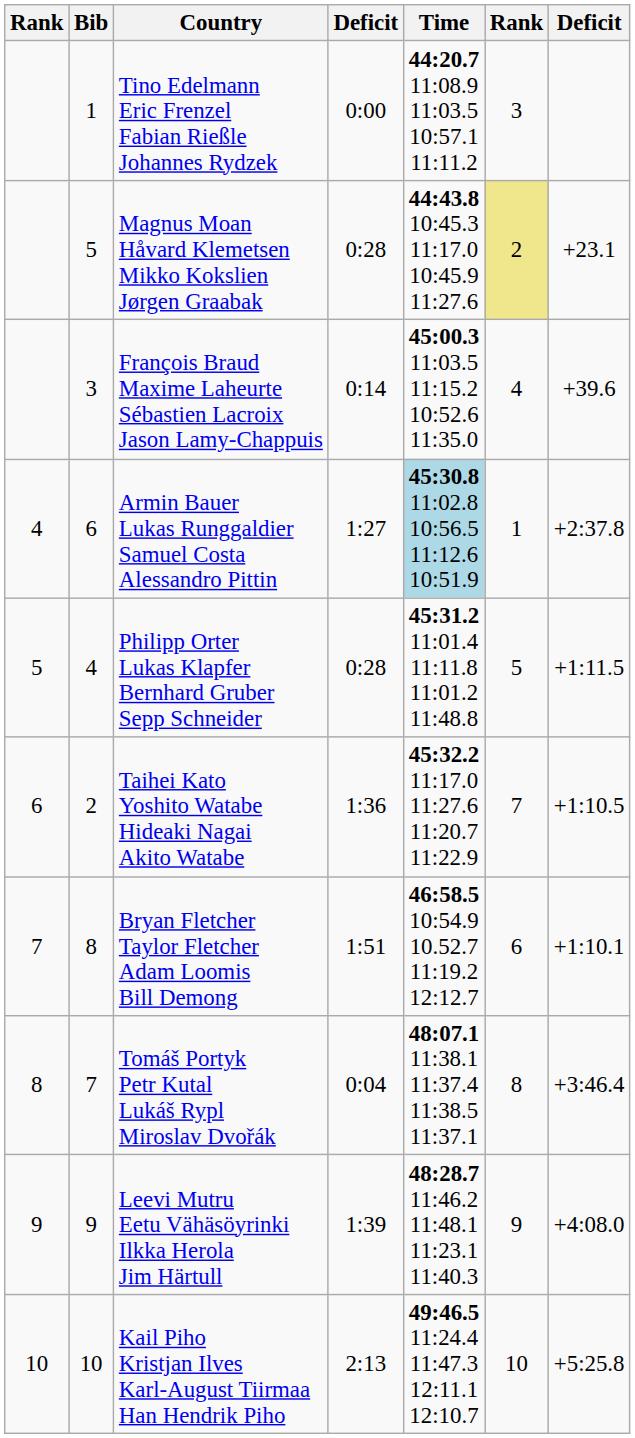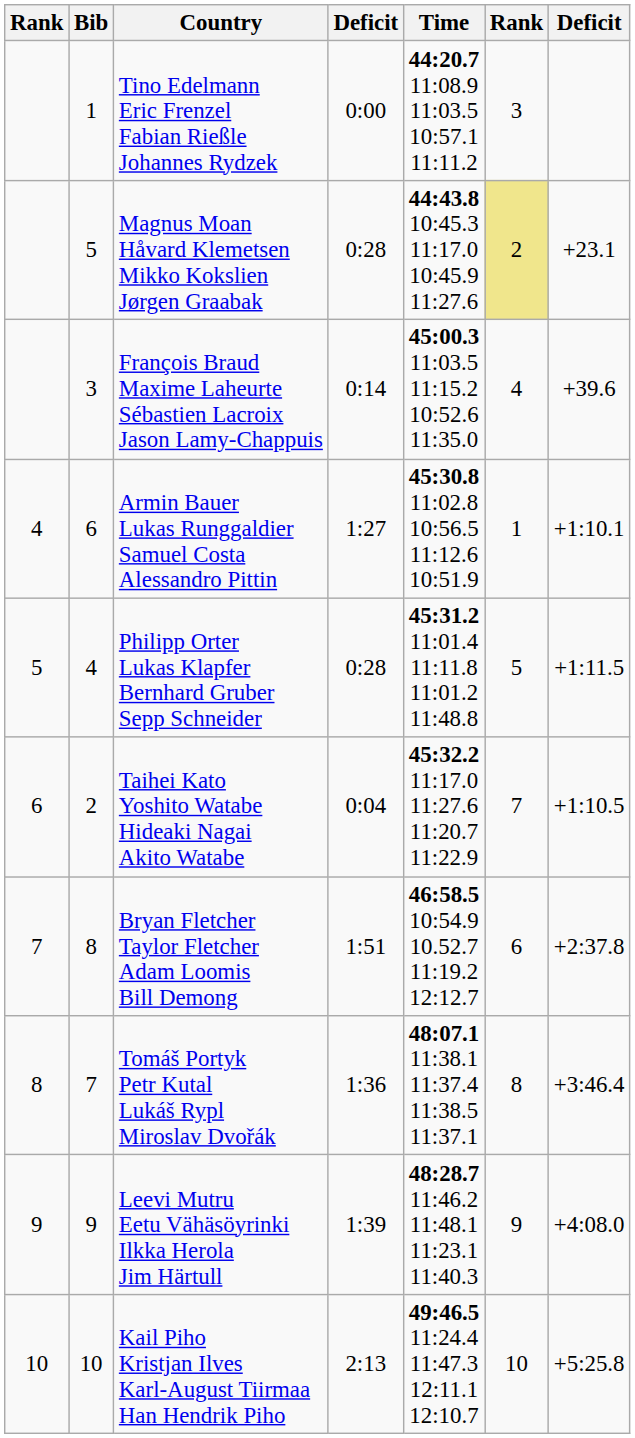(444, 528) lightblue background -> (444, 528) no background
(589, 528) +2:37.8 -> (589, 528) +1:10.1
(366, 806) 1:36 -> (366, 806) 0:04
(589, 945) +1:10.1 -> (589, 945) +2:37.8
(366, 1085) 0:04 -> (366, 1085) 1:36
